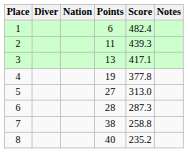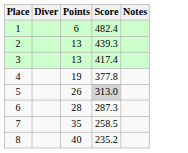- column: (78, 12)
(110, 44) 11 -> (76, 44) 13
(140, 60) 417.1 -> (106, 60) 417.4
(110, 92) 27 -> (76, 92) 26
(140, 92) no background -> (106, 92) lightgrey background
(110, 124) 38 -> (76, 124) 35
(140, 124) 258.8 -> (106, 124) 258.5
